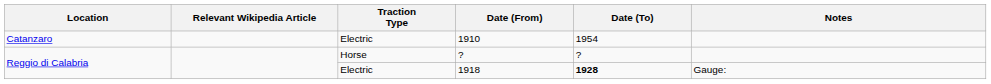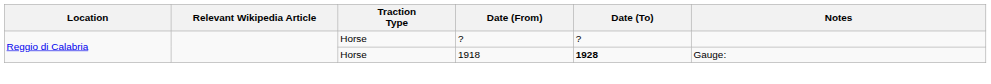- row: (469, 39)
(357, 70) Electric -> (354, 54) Horse
